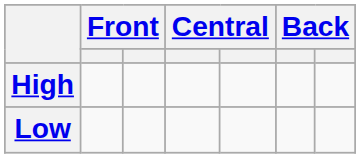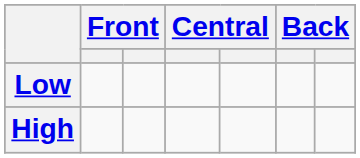rows swapped: (43, 84) <-> (43, 129)
